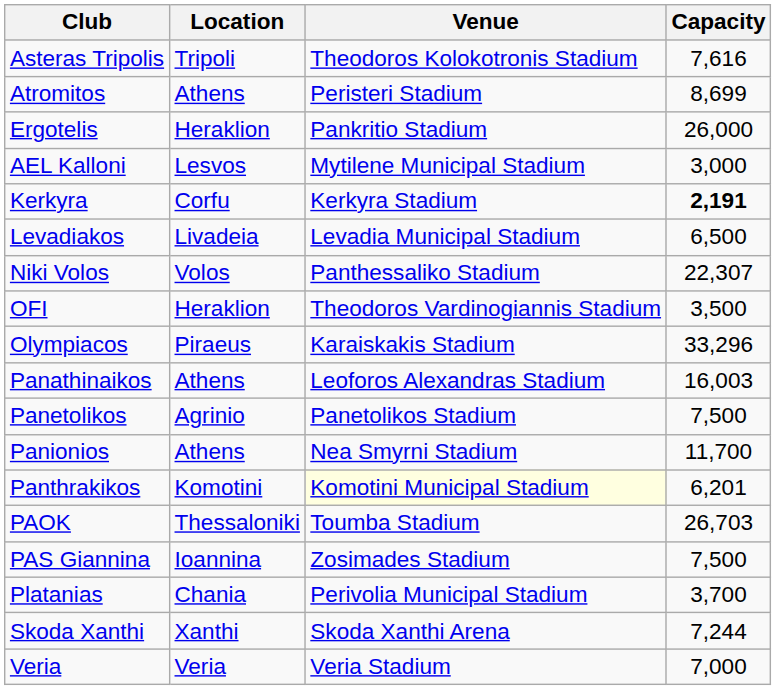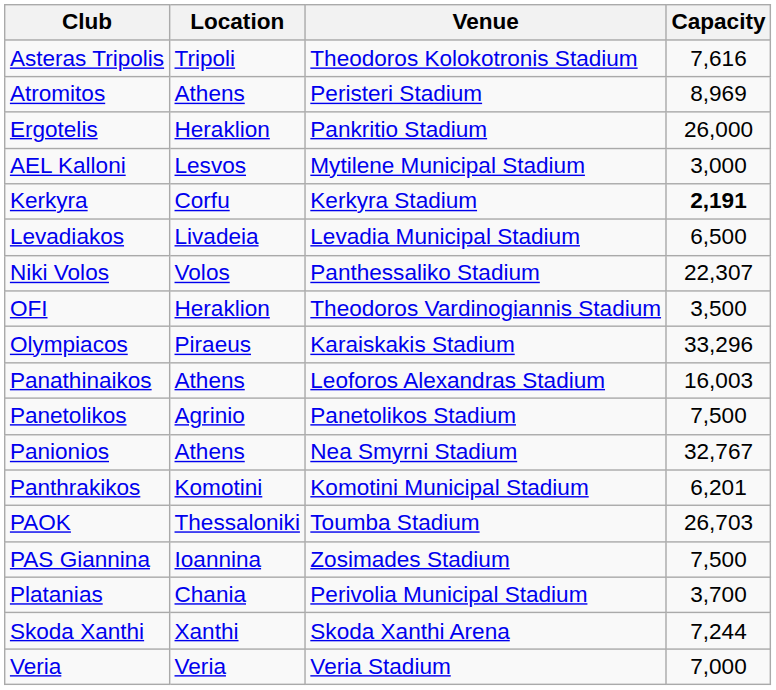(718, 93) 8,699 -> (718, 93) 8,969
(718, 451) 11,700 -> (718, 451) 32,767
(450, 487) lightyellow background -> (450, 487) no background
